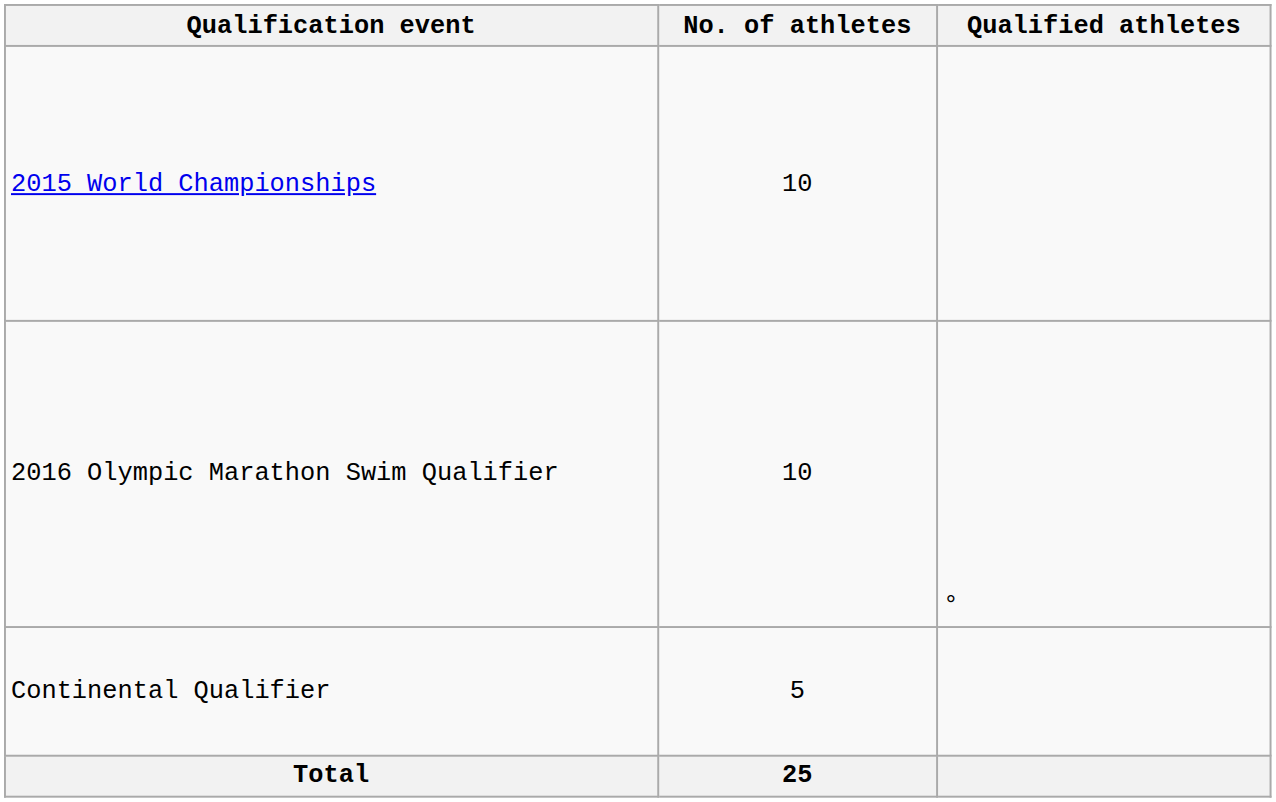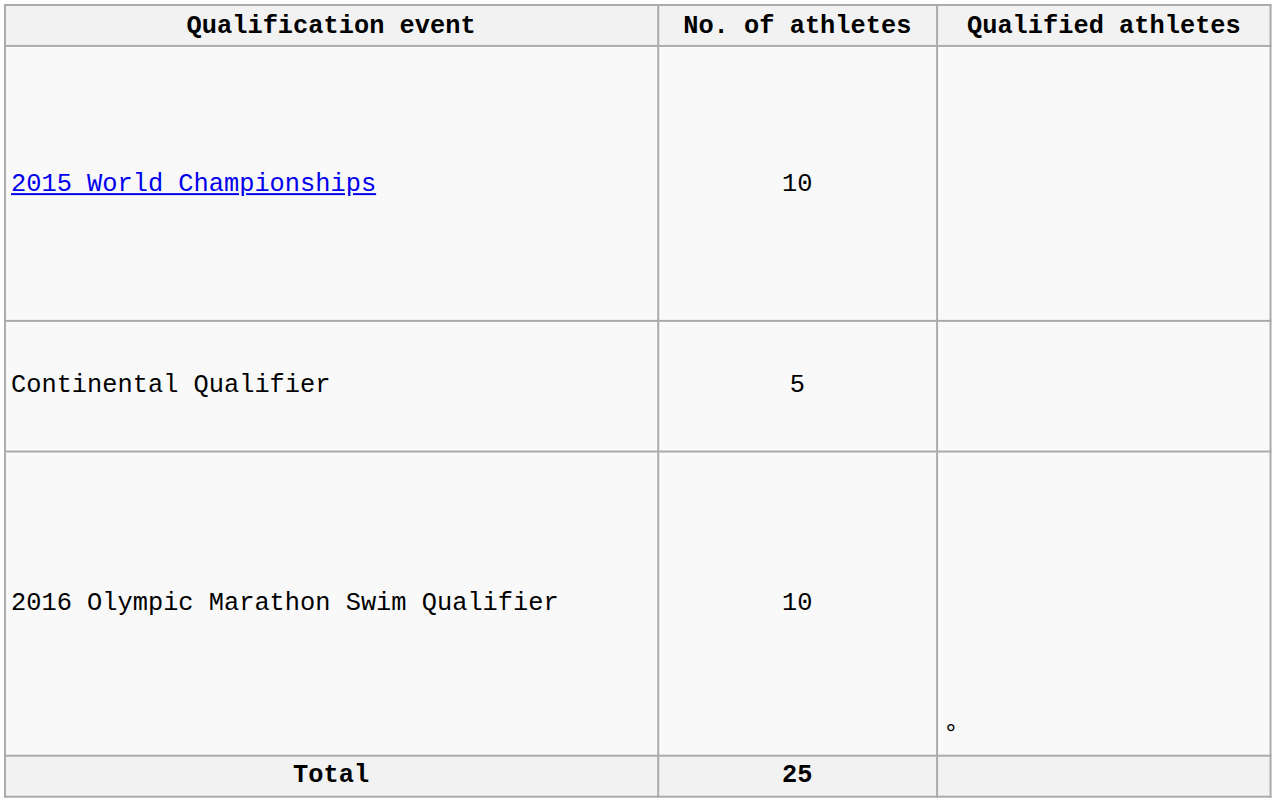rows swapped: (285, 474) <-> (171, 691)
